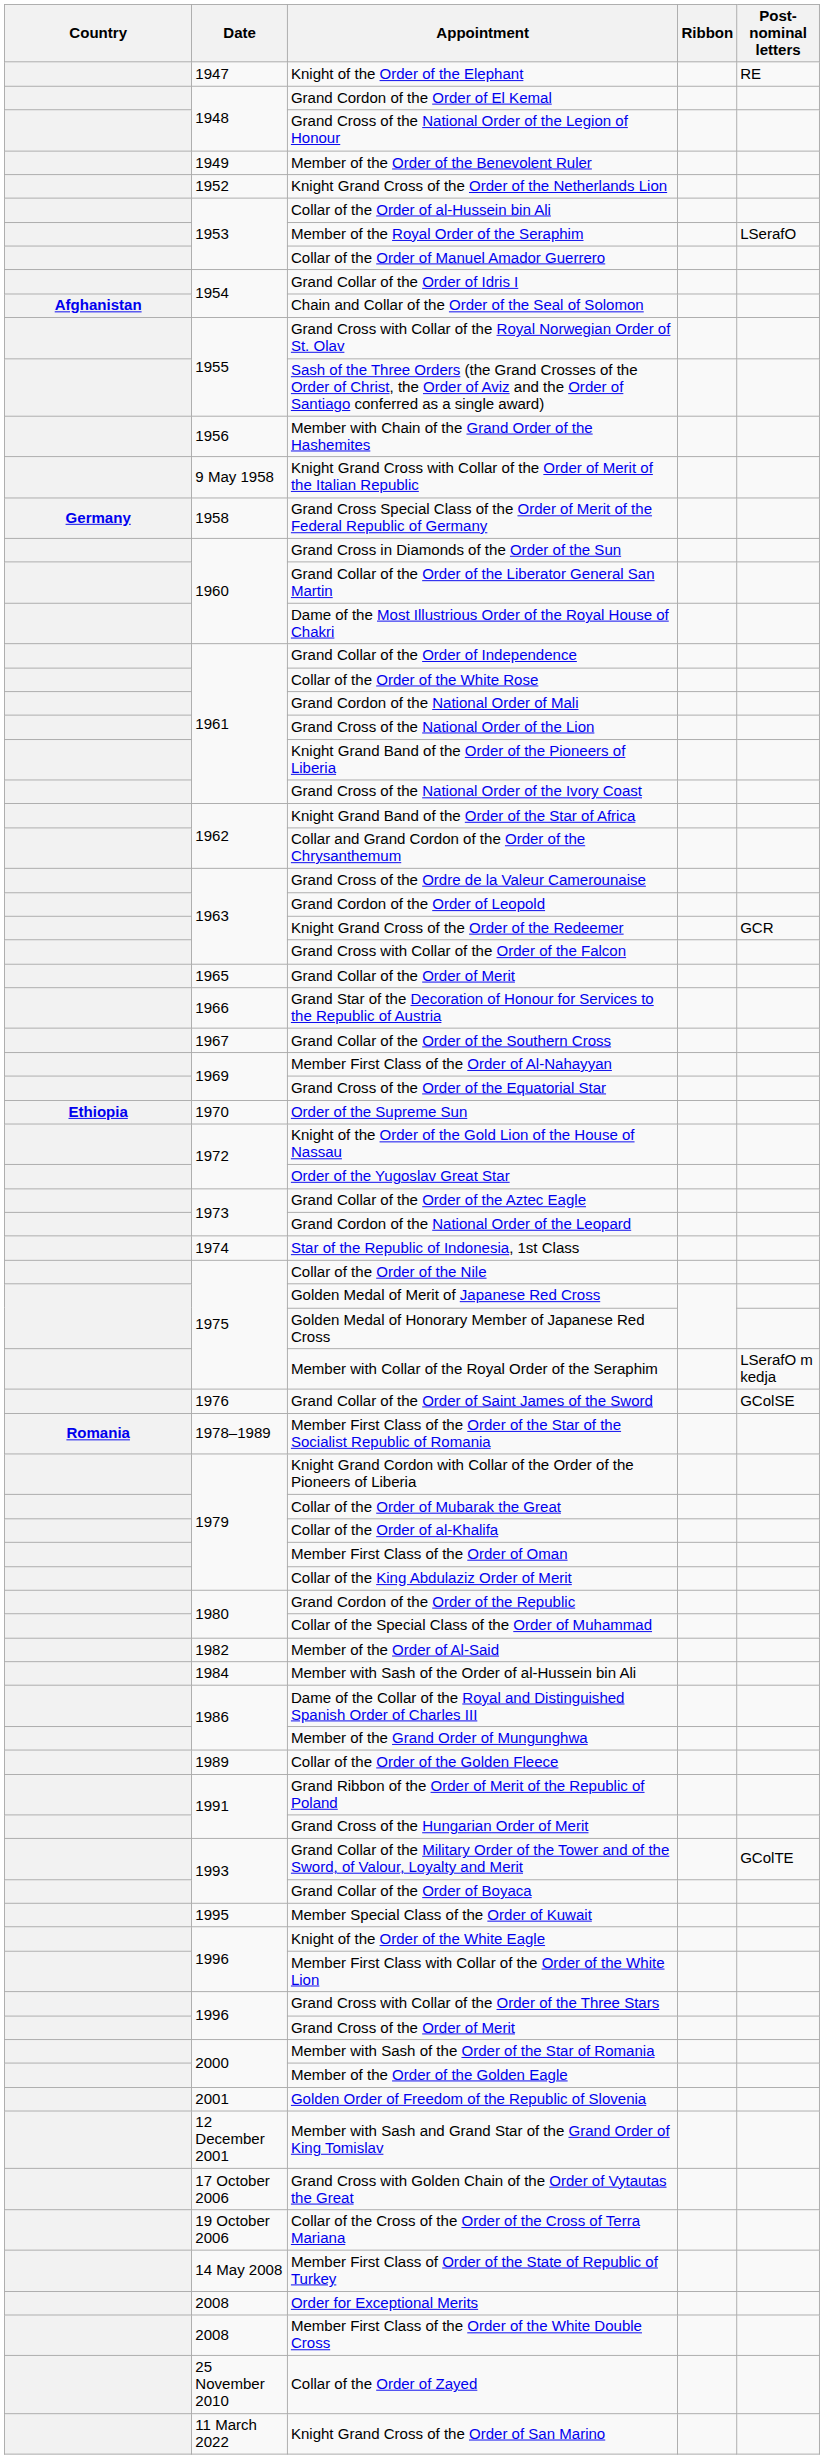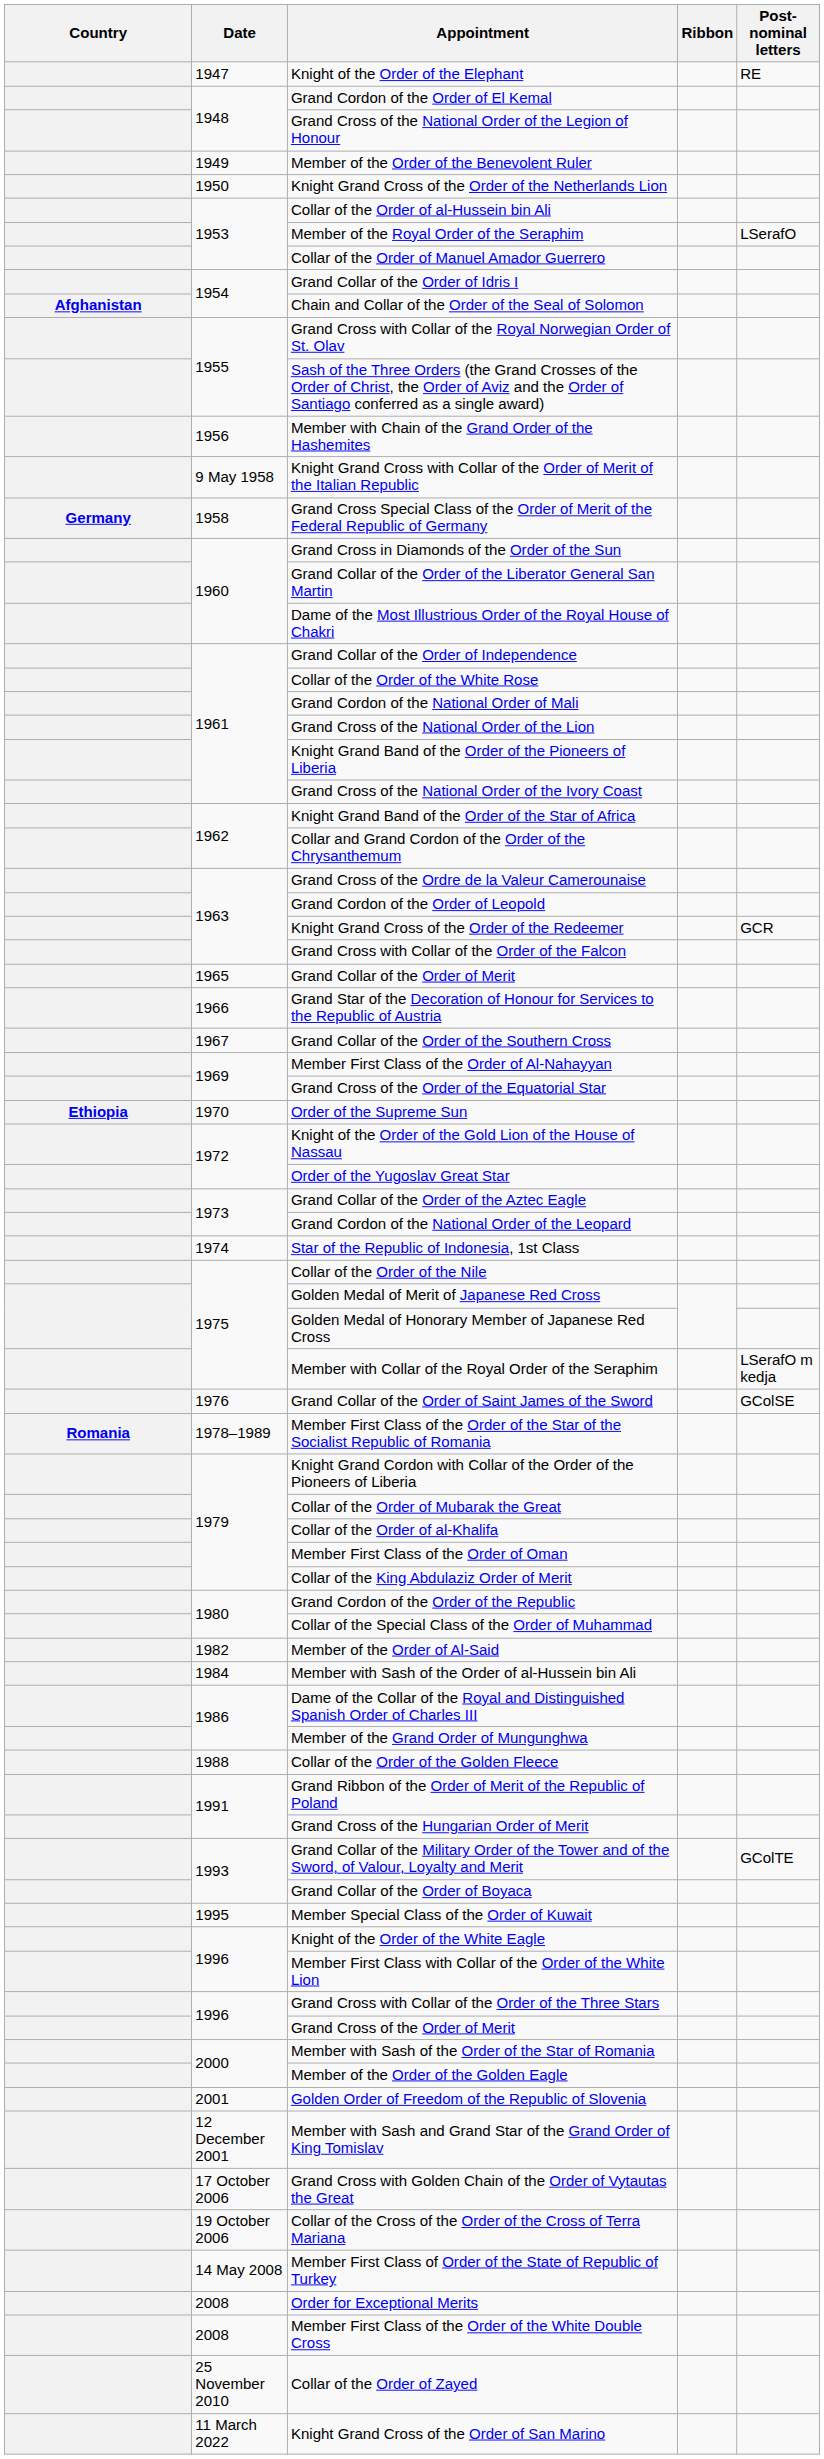(212, 186) 1952 -> (212, 186) 1950
(212, 1762) 1989 -> (212, 1762) 1988
